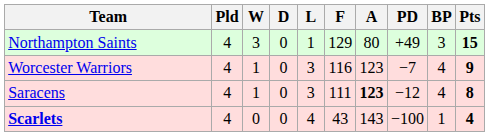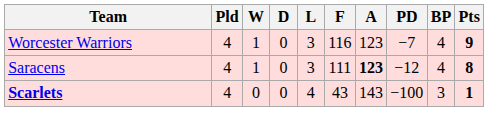- row: (72, 42)
(442, 118) 1 -> (441, 93) 3
(470, 118) 4 -> (469, 93) 1
